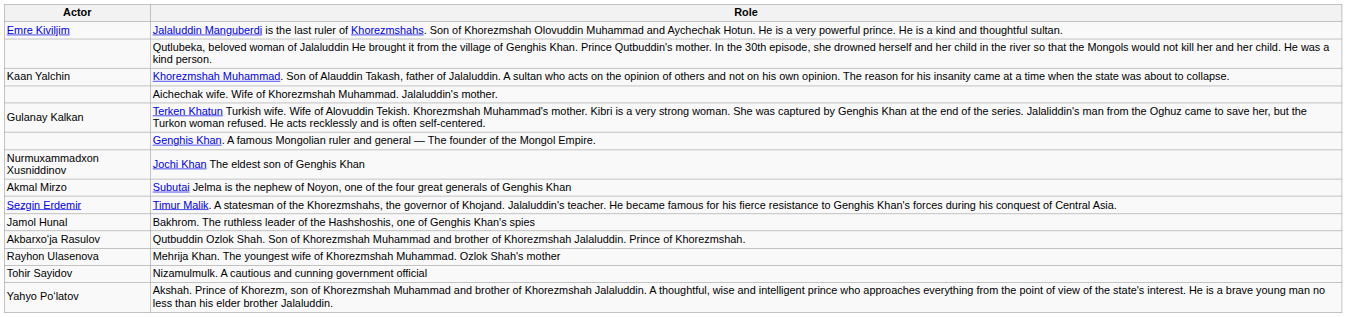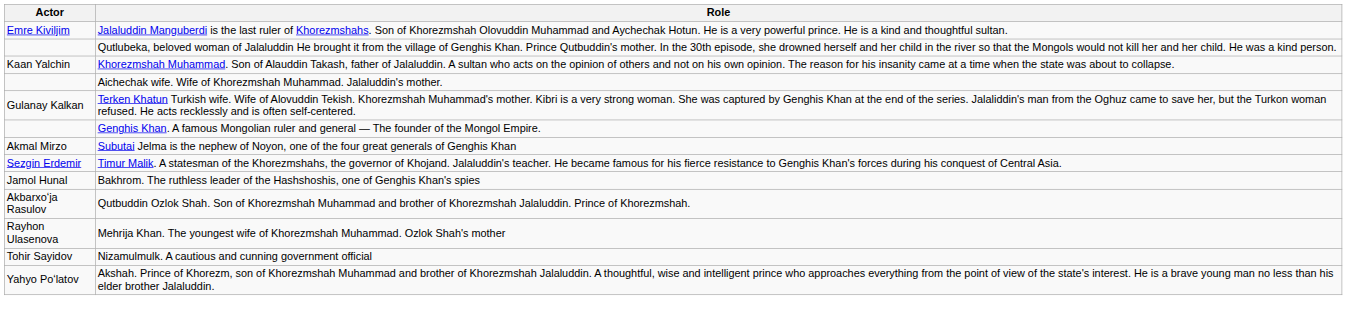- row: (259, 164)
